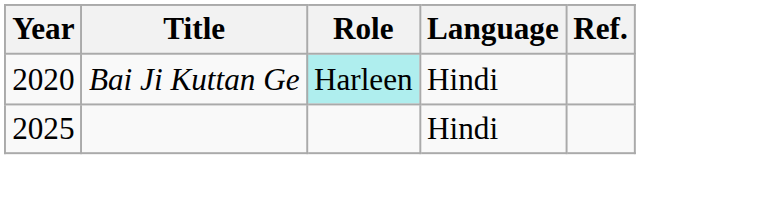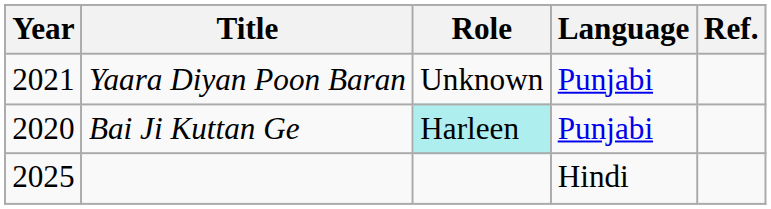+ row: (247, 78)
(463, 78) Hindi -> (605, 128) Punjabi
